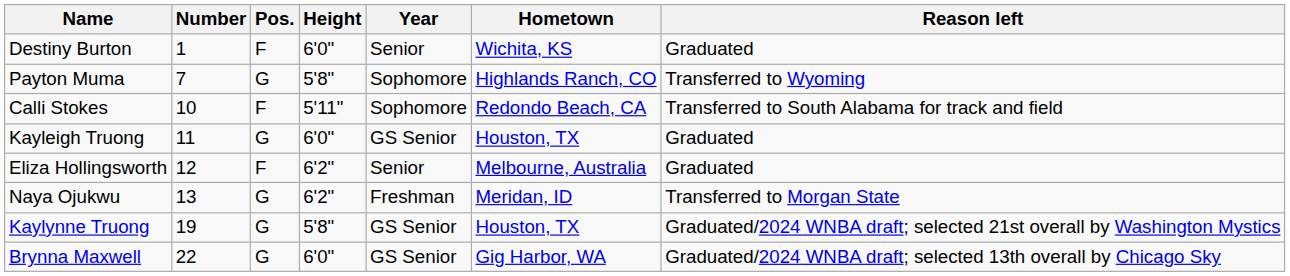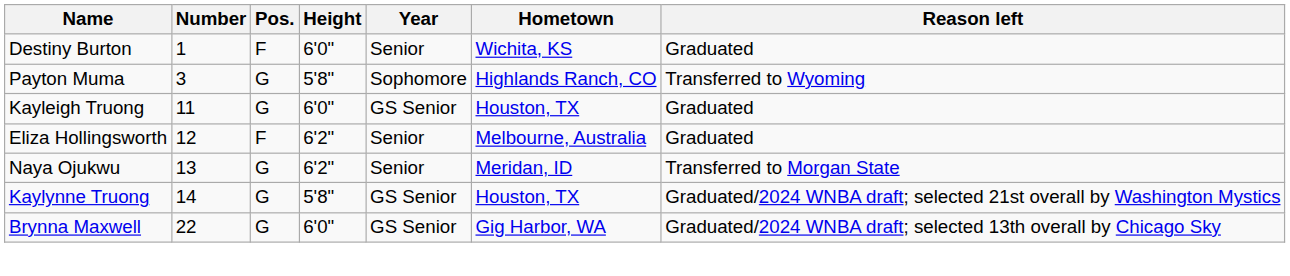(181, 78) 7 -> (181, 78) 3
- row: (58, 108)
(412, 197) Freshman -> (397, 167) Senior
(186, 227) 19 -> (186, 197) 14
